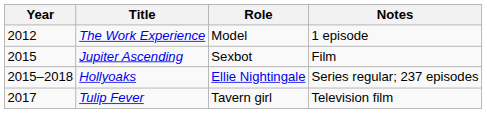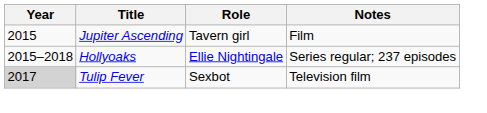- row: (142, 35)
(232, 56) Sexbot -> (219, 35) Tavern girl
(22, 98) no background -> (22, 77) lightgrey background
(242, 98) Tavern girl -> (209, 77) Sexbot
